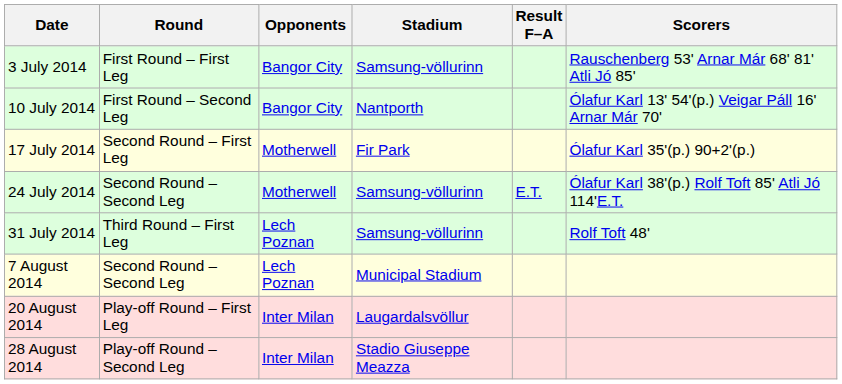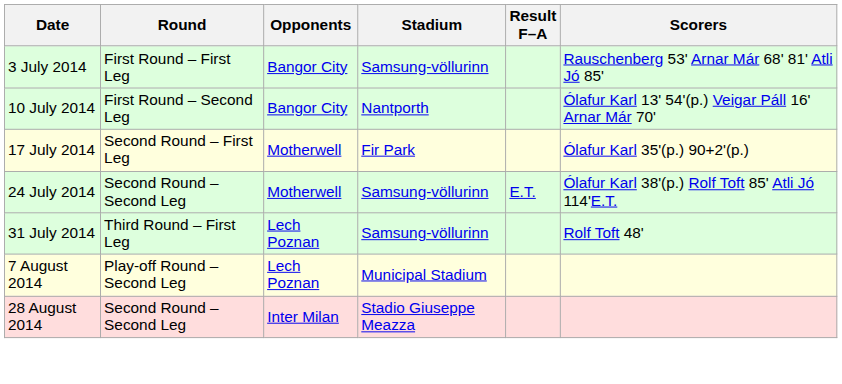(160, 275) Second Round – Second Leg -> (161, 275) Play-off Round – Second Leg
- row: (42, 316)
(160, 358) Play-off Round – Second Leg -> (161, 316) Second Round – Second Leg
